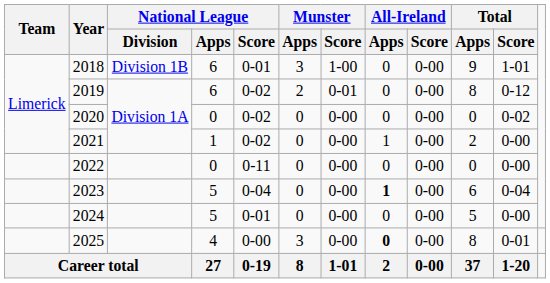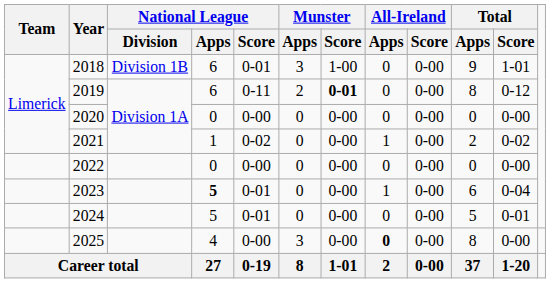(256, 91) 0-02 -> (256, 91) 0-11
(343, 91) normal -> (343, 91) bold
(256, 116) 0-02 -> (256, 116) 0-00
(516, 116) 0-02 -> (516, 116) 0-00
(516, 141) 0-00 -> (516, 141) 0-02
(256, 166) 0-11 -> (256, 166) 0-00
(213, 191) normal -> (213, 191) bold
(256, 191) 0-04 -> (256, 191) 0-01
(386, 191) bold -> (386, 191) normal
(516, 215) 0-00 -> (516, 215) 0-01
(516, 240) 0-01 -> (516, 240) 0-00
